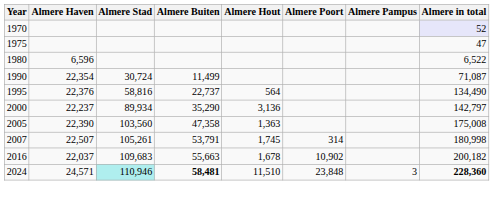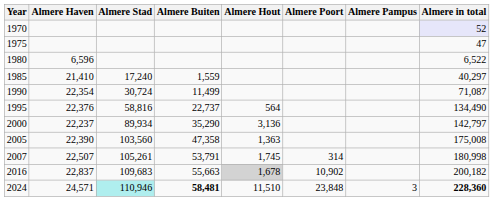+ row: (17, 76)
(80, 156) 22,037 -> (80, 172) 22,837
(269, 156) no background -> (269, 172) lightgrey background
